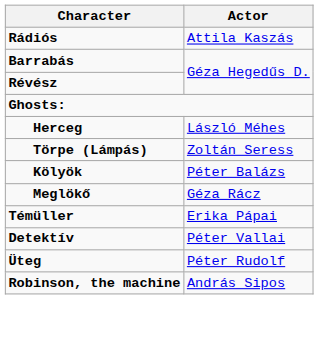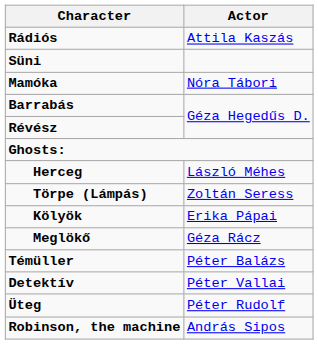+ row: (25, 61)
+ row: (33, 83)
(236, 172) Péter Balázs -> (232, 217) Erika Pápai
(232, 217) Erika Pápai -> (236, 261) Péter Balázs
